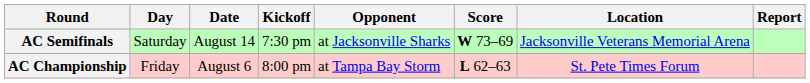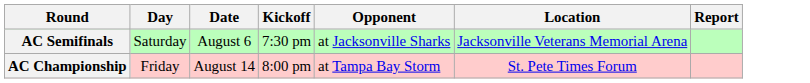- column: (485, 16)
(224, 41) August 14 -> (224, 41) August 6
(224, 66) August 6 -> (224, 66) August 14
